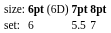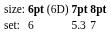(79, 25) 5.5 -> (79, 25) 5.3
